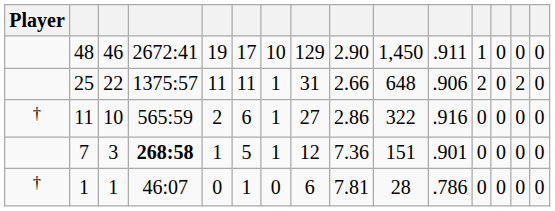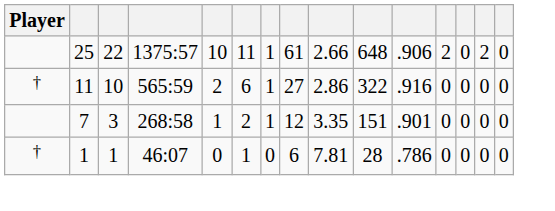- row: (84, 52)
(217, 83) 11 -> (217, 52) 10
(310, 83) 31 -> (294, 52) 61
(165, 152) bold -> (165, 120) normal
(246, 152) 5 -> (246, 120) 2
(352, 152) 7.36 -> (331, 120) 3.35
